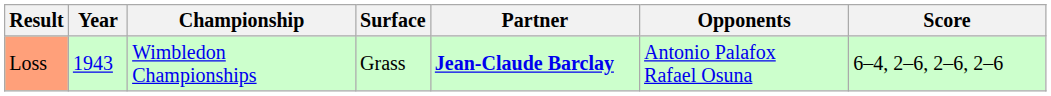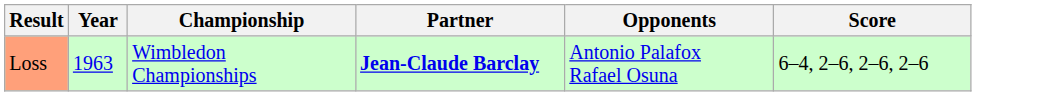- column: (393, 20)
(93, 63) 1943 -> (93, 63) 1963
